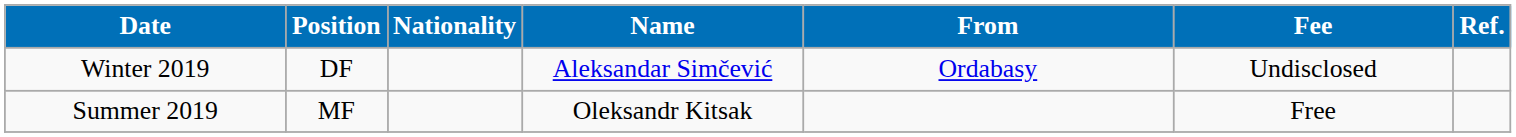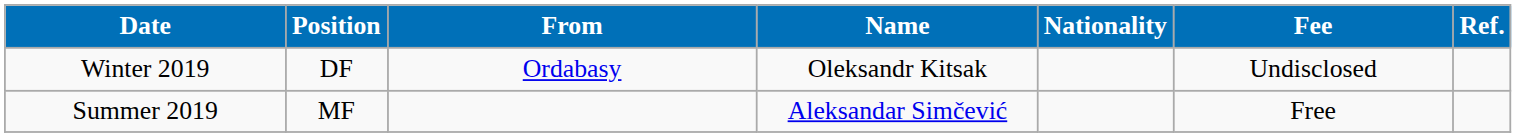columns swapped: (455, 26) <-> (988, 26)
(663, 68) Aleksandar Simčević -> (897, 68) Oleksandr Kitsak
(663, 111) Oleksandr Kitsak -> (897, 111) Aleksandar Simčević
